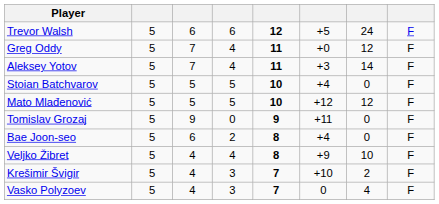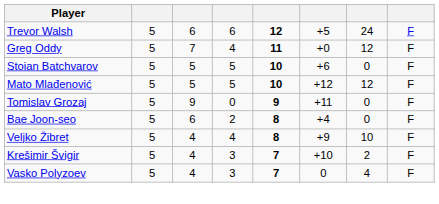- row: (42, 66)
(323, 84) +4 -> (323, 66) +6
